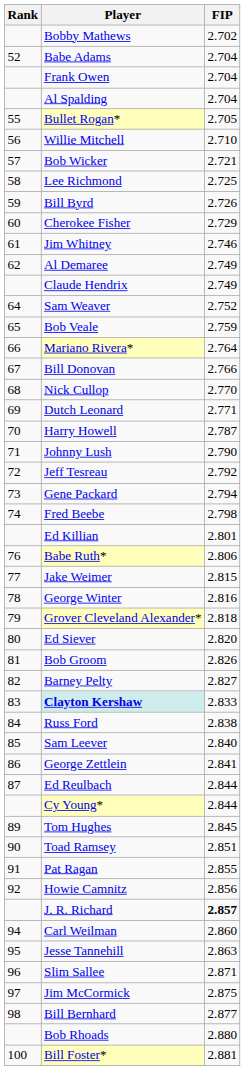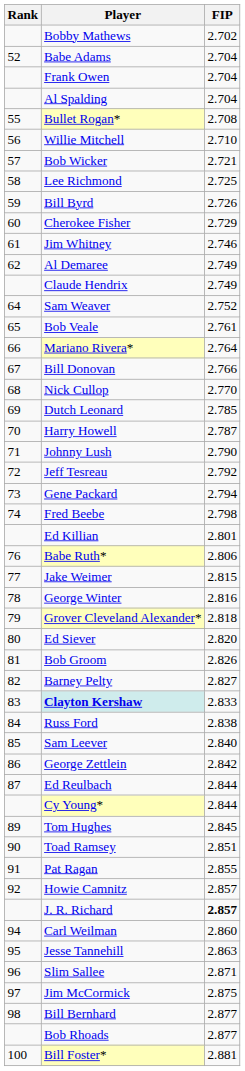(222, 119) 2.705 -> (222, 119) 2.708
(222, 327) 2.759 -> (222, 327) 2.761
(222, 410) 2.771 -> (222, 410) 2.785
(222, 764) 2.841 -> (222, 764) 2.842
(222, 888) 2.856 -> (222, 888) 2.857
(222, 1034) 2.880 -> (222, 1034) 2.877
